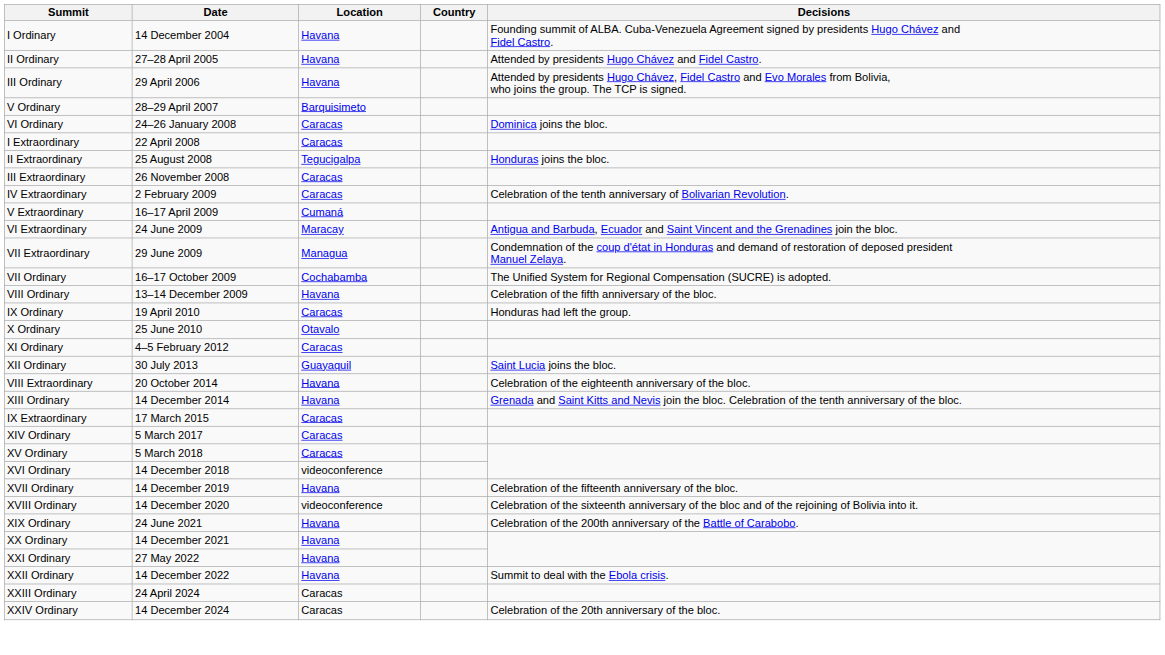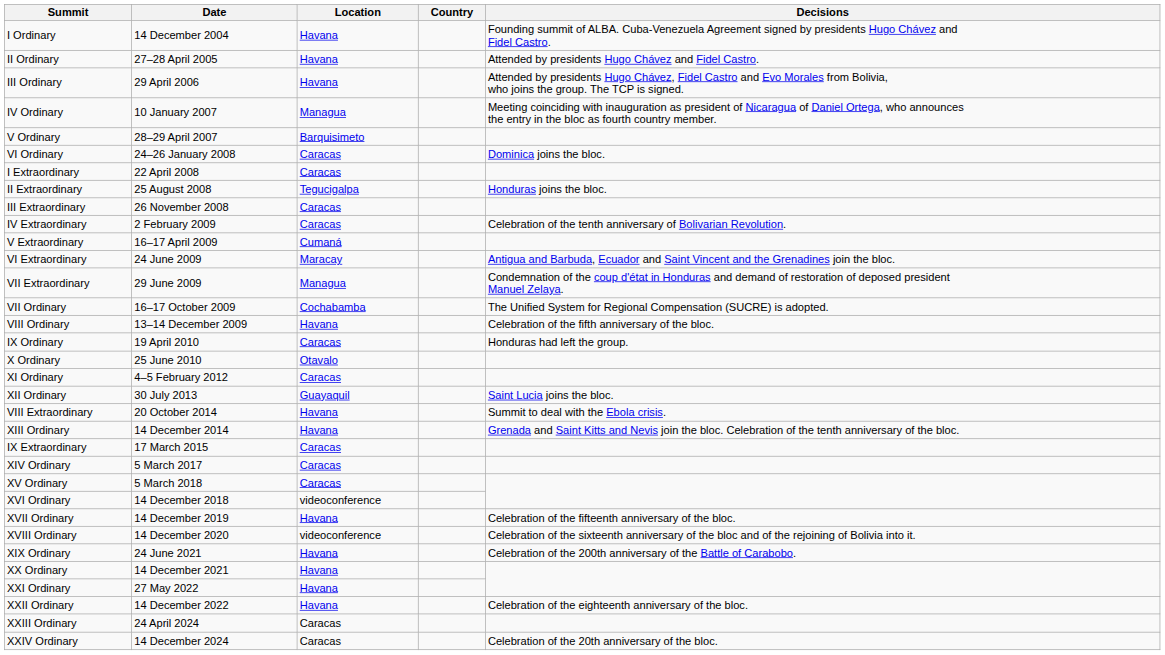+ row: (35, 113)
(620, 382) Celebration of the eighteenth anniversary of the bloc. -> (577, 412) Summit to deal with the Ebola crisis.
(579, 576) Summit to deal with the Ebola crisis. -> (618, 606) Celebration of the eighteenth anniversary of the bloc.
